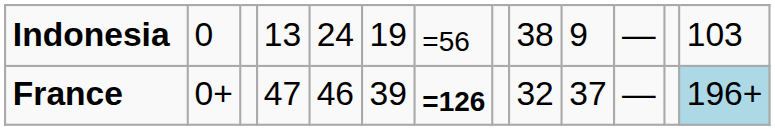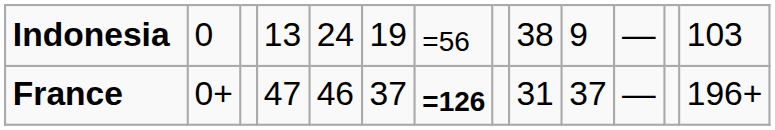(388, 94) 39 -> (388, 94) 37
(535, 94) 32 -> (535, 94) 31
(725, 94) lightblue background -> (725, 94) no background
